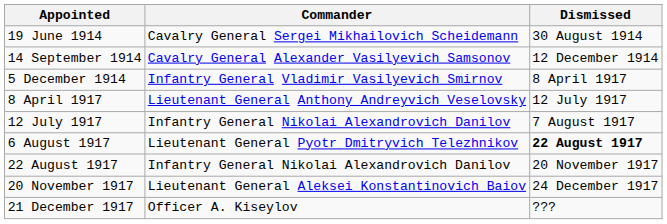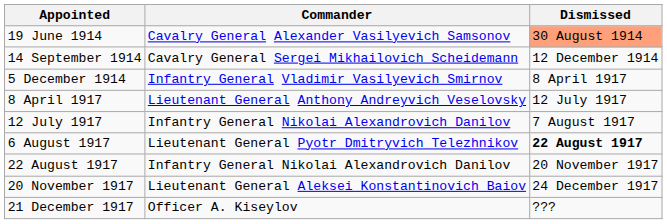(333, 37) Cavalry General Sergei Mikhailovich Scheidemann -> (329, 37) Cavalry General Alexander Vasilyevich Samsonov
(587, 37) no background -> (587, 37) lightsalmon background
(329, 58) Cavalry General Alexander Vasilyevich Samsonov -> (333, 58) Cavalry General Sergei Mikhailovich Scheidemann
